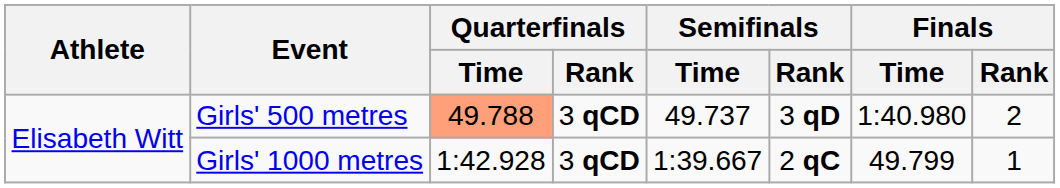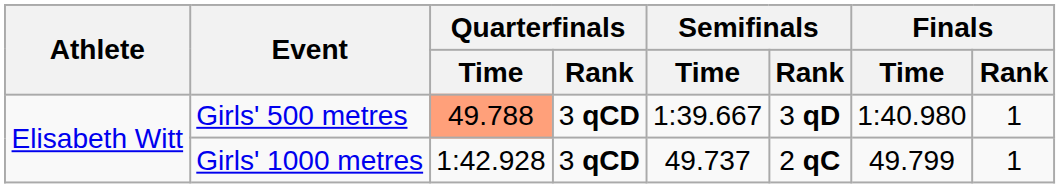(708, 116) 49.737 -> (708, 116) 1:39.667
(1014, 116) 2 -> (1014, 116) 1
(708, 161) 1:39.667 -> (708, 161) 49.737
